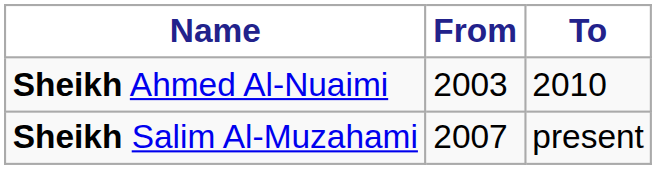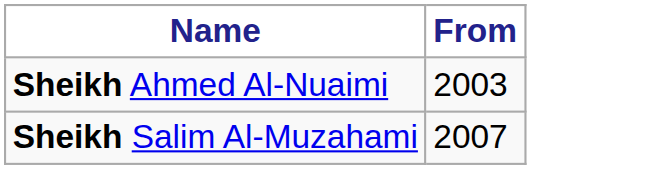- column: (588, 31)
